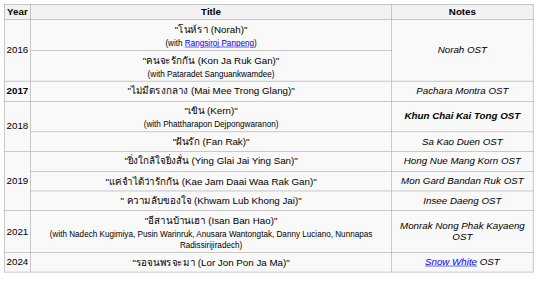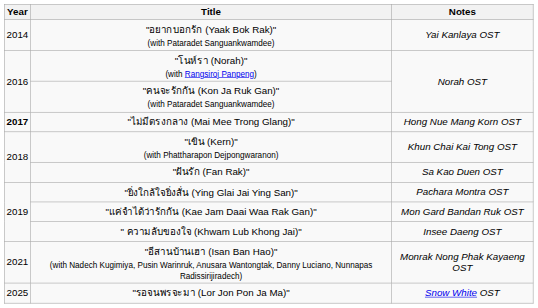+ row: (211, 36)
(462, 91) Pachara Montra OST -> (462, 122) Hong Nue Mang Korn OST
(462, 116) bold -> (462, 147) normal
(462, 161) Hong Nue Mang Korn OST -> (462, 192) Pachara Montra OST
(17, 262) 2024 -> (17, 293) 2025
